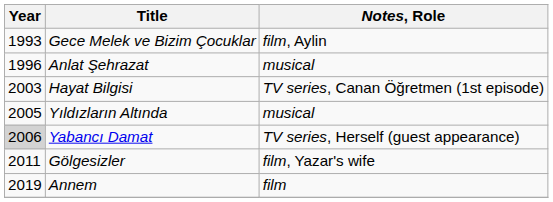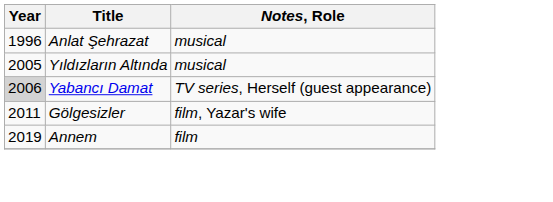- row: (152, 40)
- row: (91, 88)
